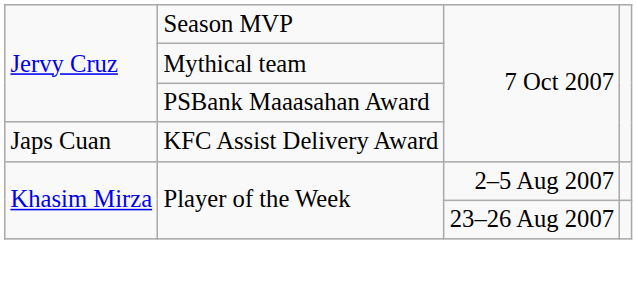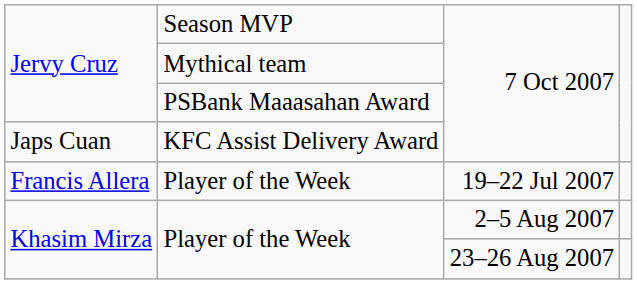+ row: (80, 180)
